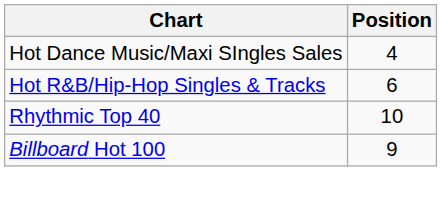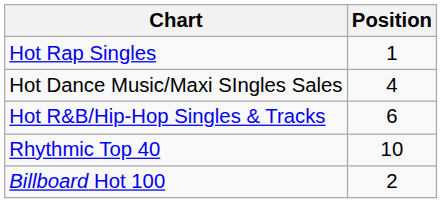+ row: (83, 52)
(392, 149) 9 -> (392, 181) 2
